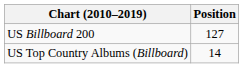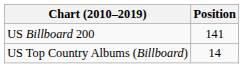(215, 33) 127 -> (215, 33) 141
